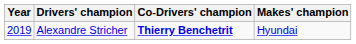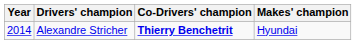(19, 30) 2019 -> (19, 30) 2014
